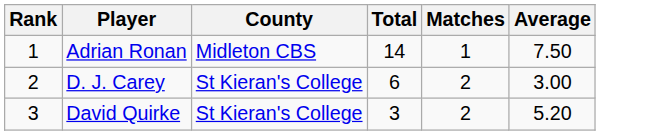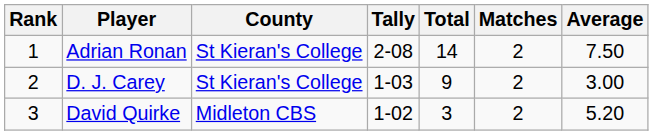+ column: (393, 20)
(256, 51) Midleton CBS -> (279, 51) St Kieran's College
(466, 51) 1 -> (518, 51) 2
(394, 82) 6 -> (447, 82) 9
(279, 113) St Kieran's College -> (256, 113) Midleton CBS
